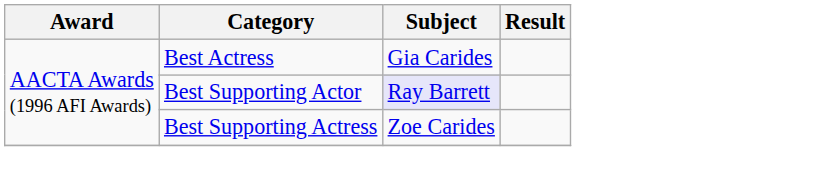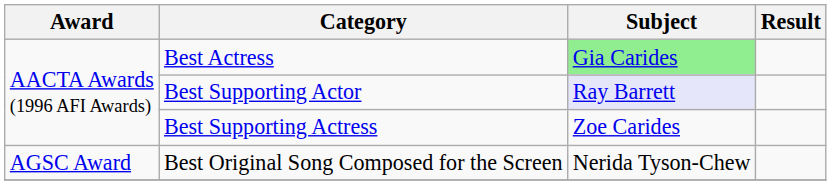(440, 57) no background -> (625, 57) lightgreen background
+ row: (363, 162)
